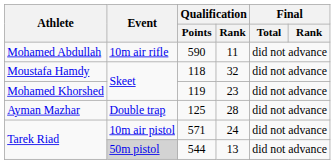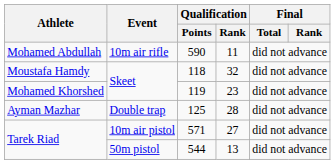(233, 130) 24 -> (233, 130) 27
(134, 149) lightgrey background -> (134, 149) no background
